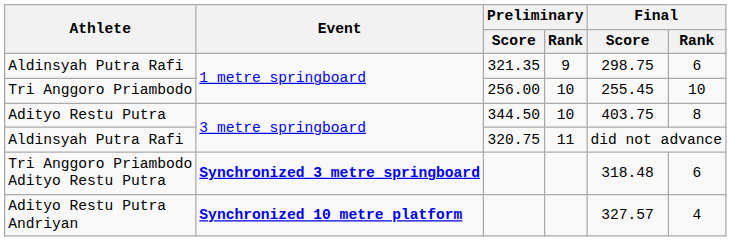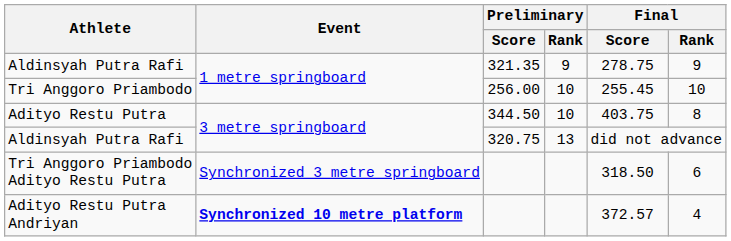(628, 66) 298.75 -> (628, 66) 278.75
(697, 66) 6 -> (697, 66) 9
(566, 139) 11 -> (566, 139) 13
(340, 173) bold -> (340, 173) normal
(628, 173) 318.48 -> (628, 173) 318.50
(628, 215) 327.57 -> (628, 215) 372.57
